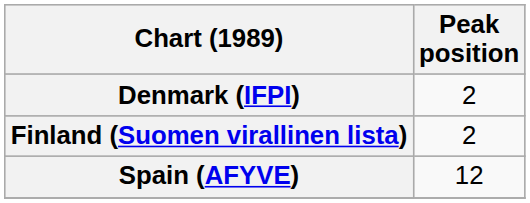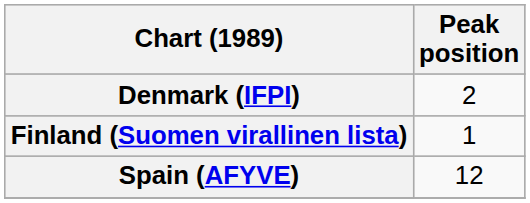(469, 135) 2 -> (469, 135) 1
